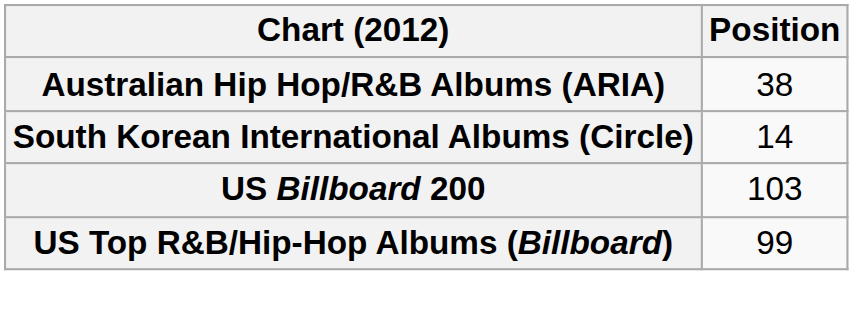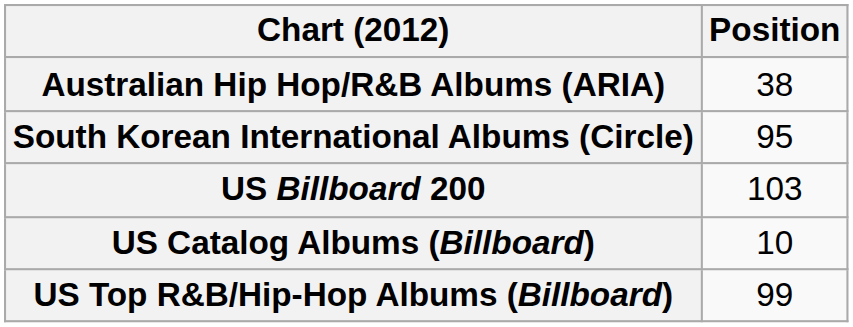(775, 136) 14 -> (775, 136) 95
+ row: (353, 242)
